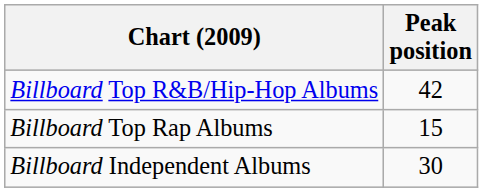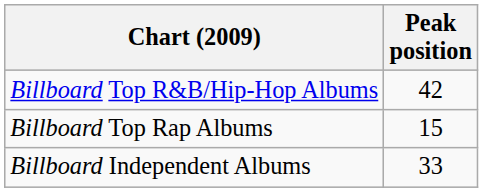(431, 166) 30 -> (431, 166) 33
